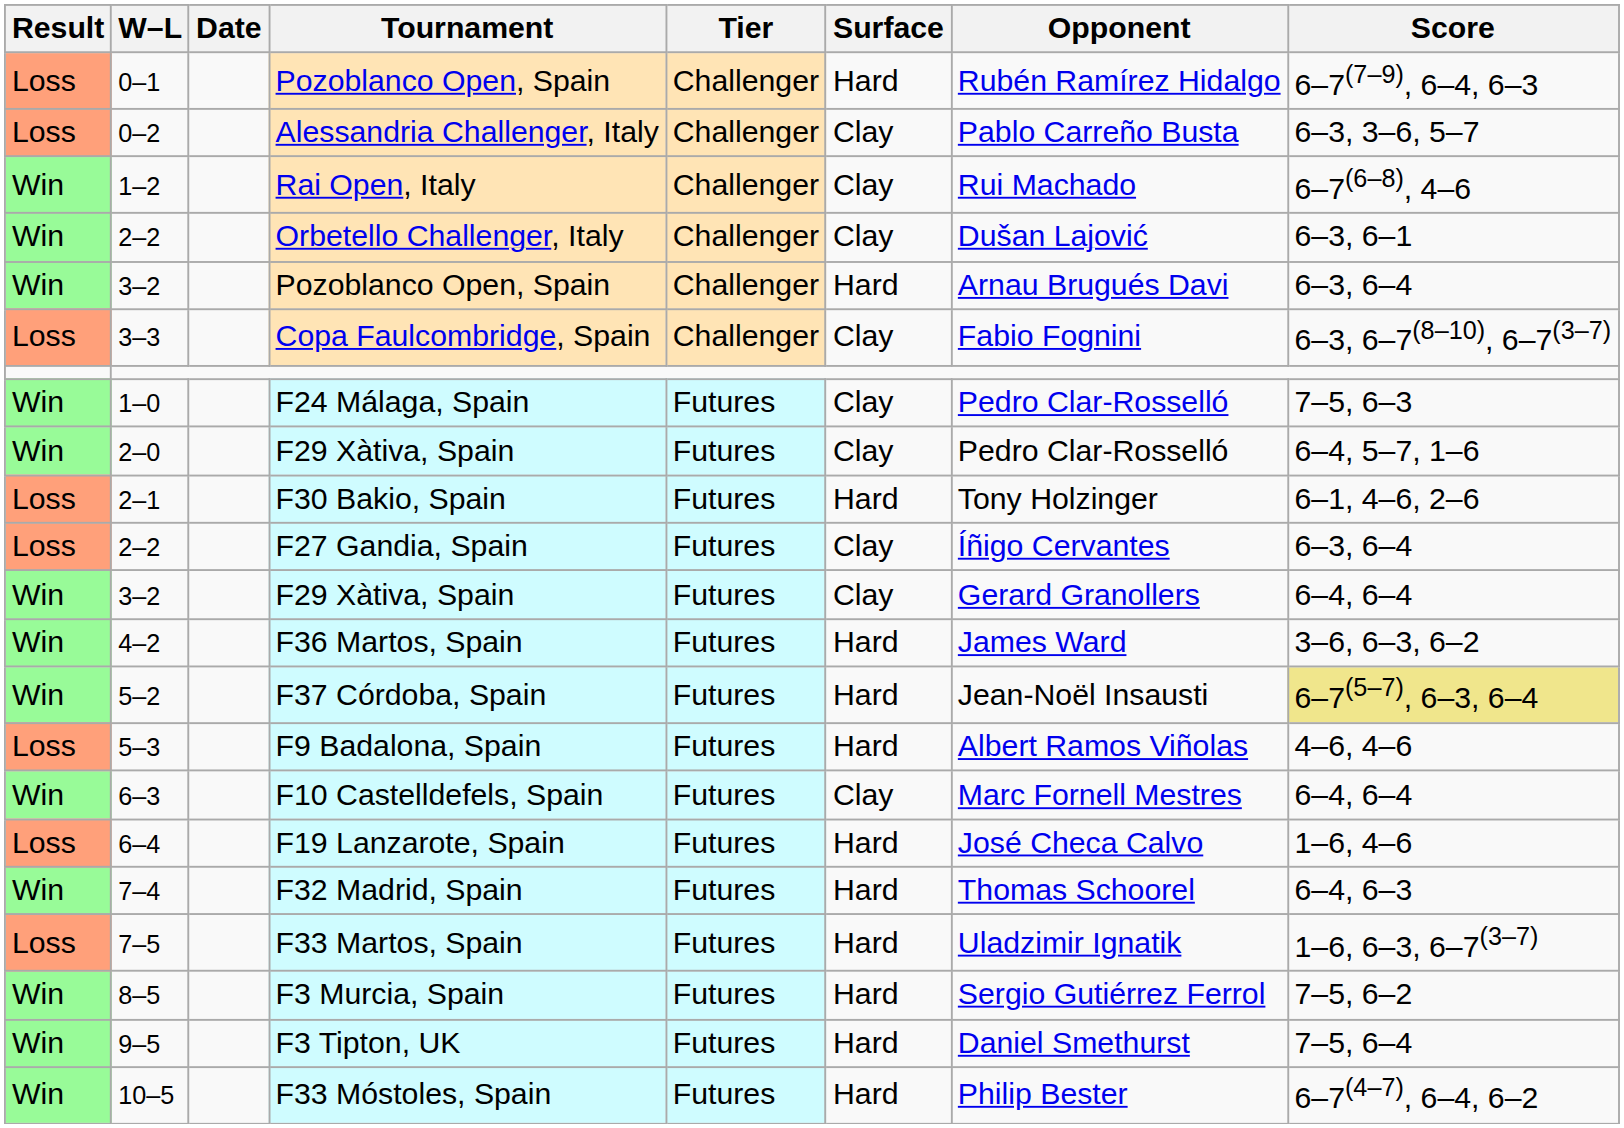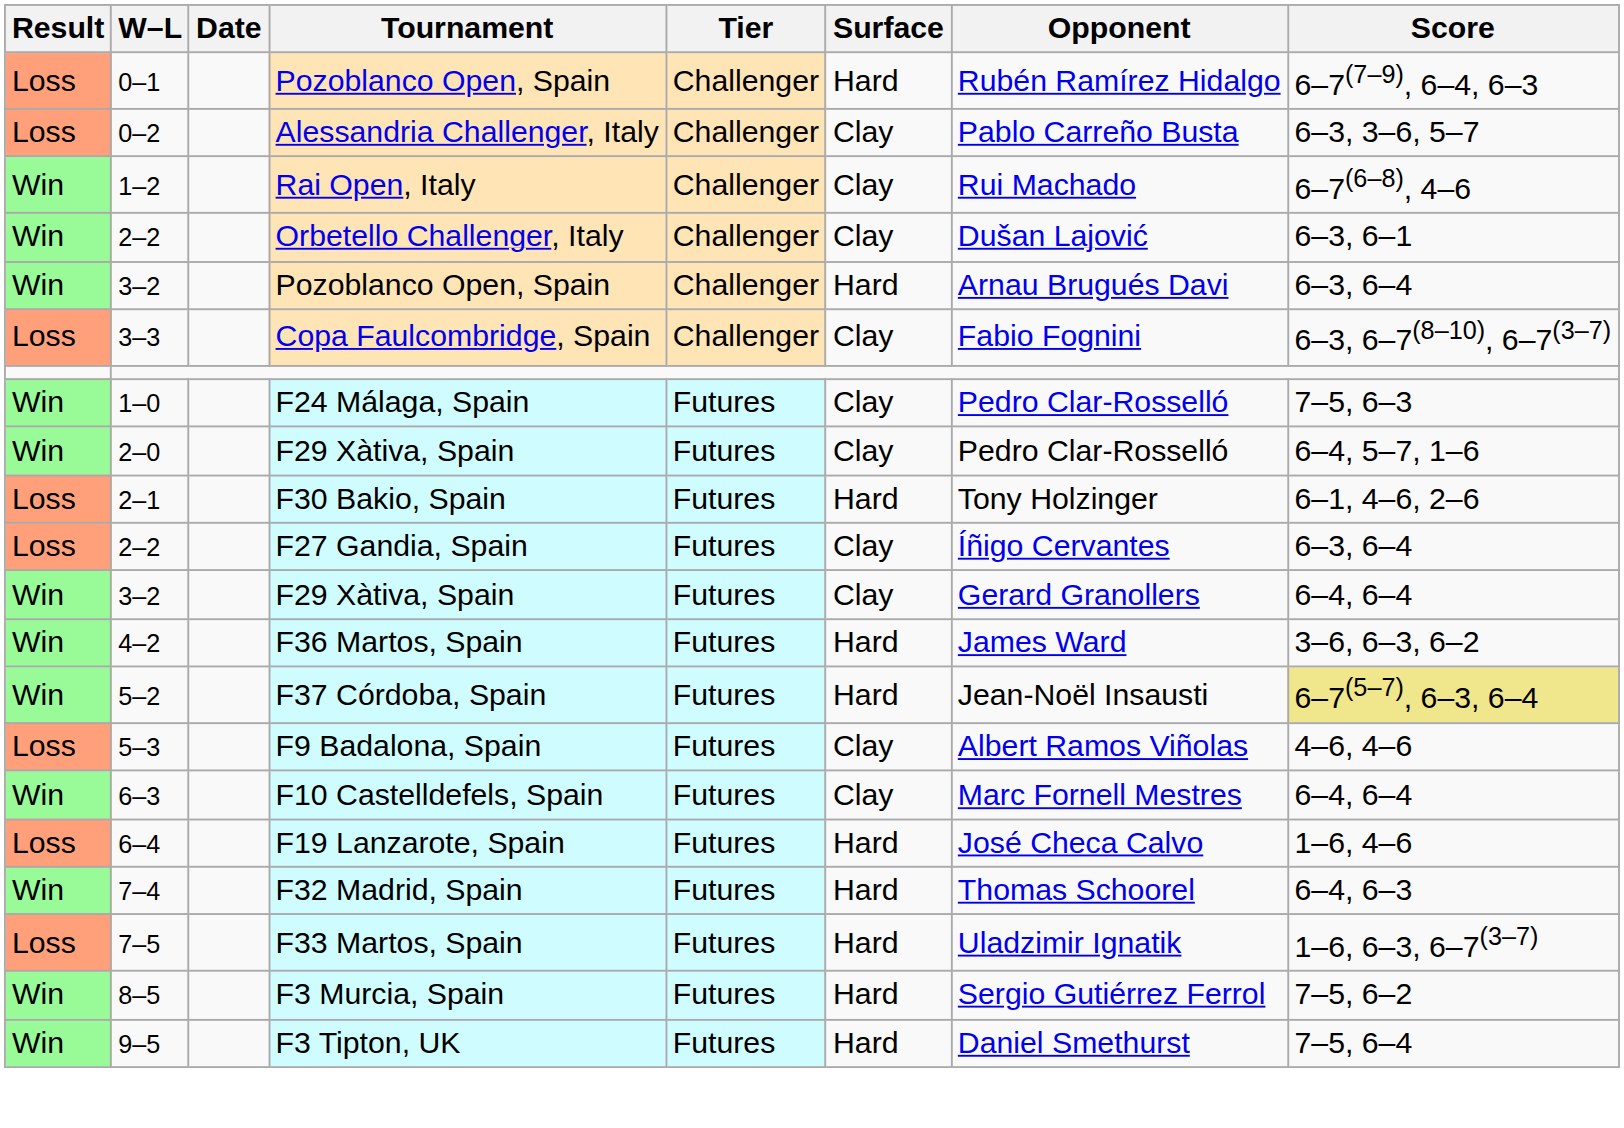(866, 746) Hard -> (863, 746) Clay
- row: (146, 1096)
